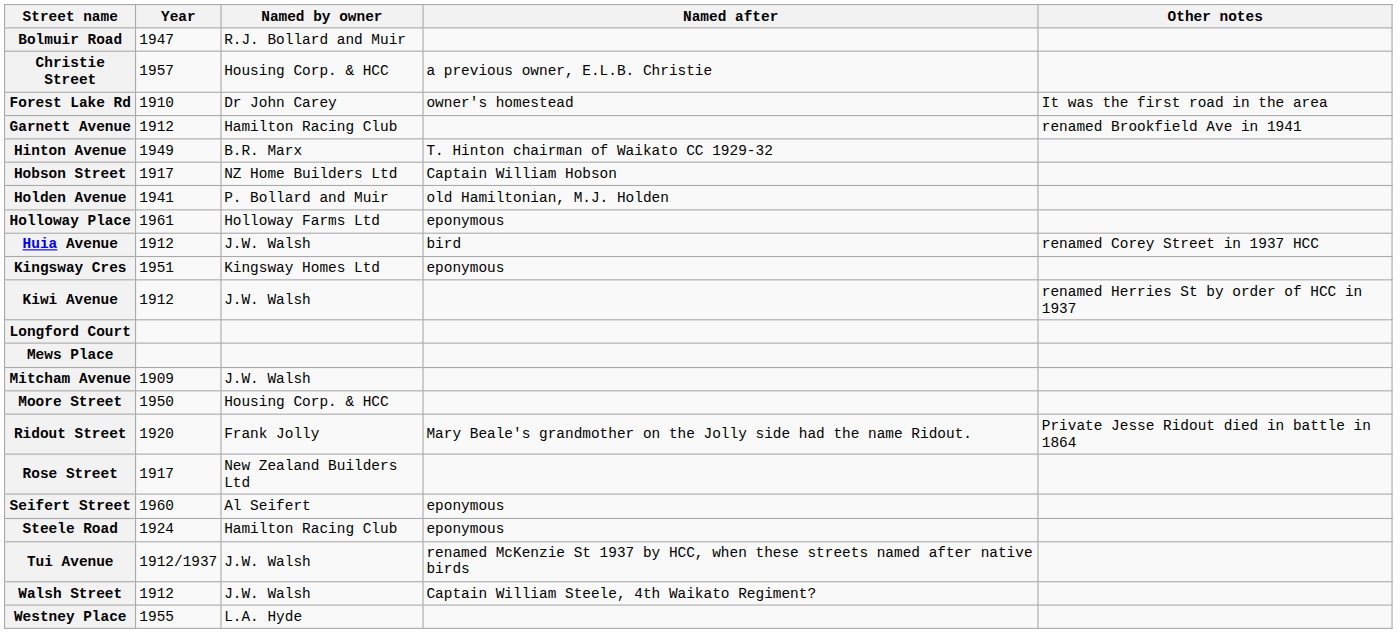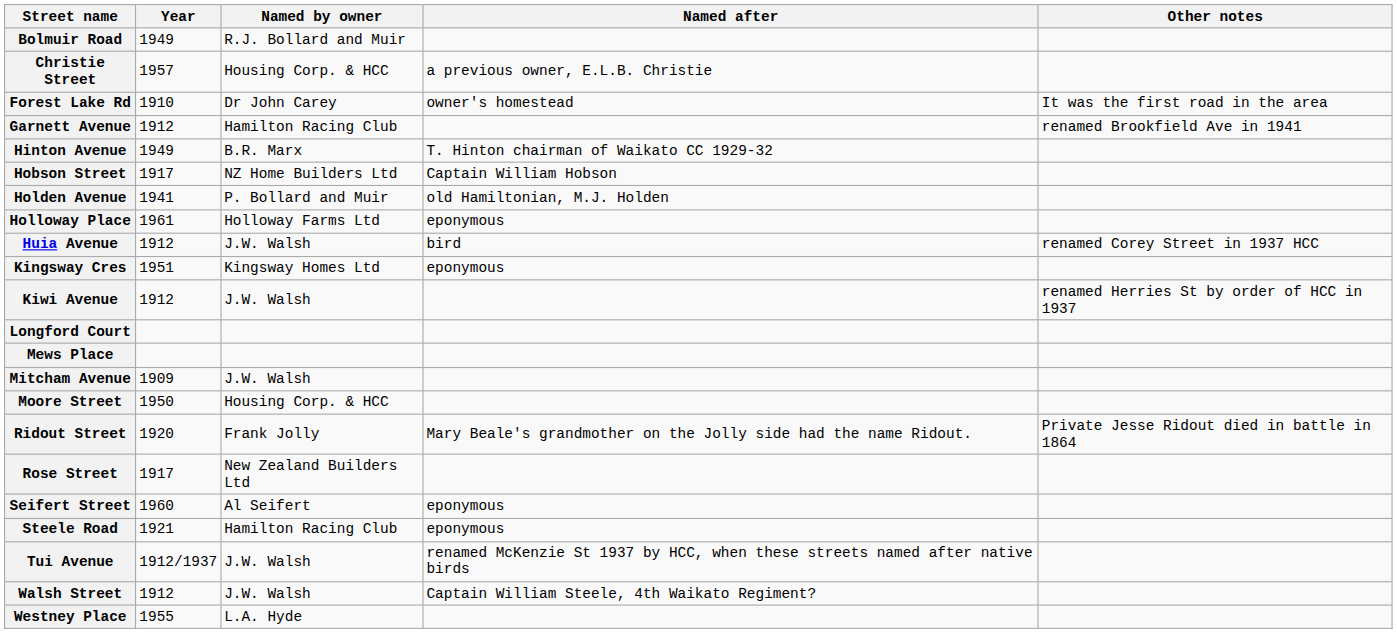(157, 40) 1947 -> (157, 40) 1949
(157, 530) 1924 -> (157, 530) 1921
